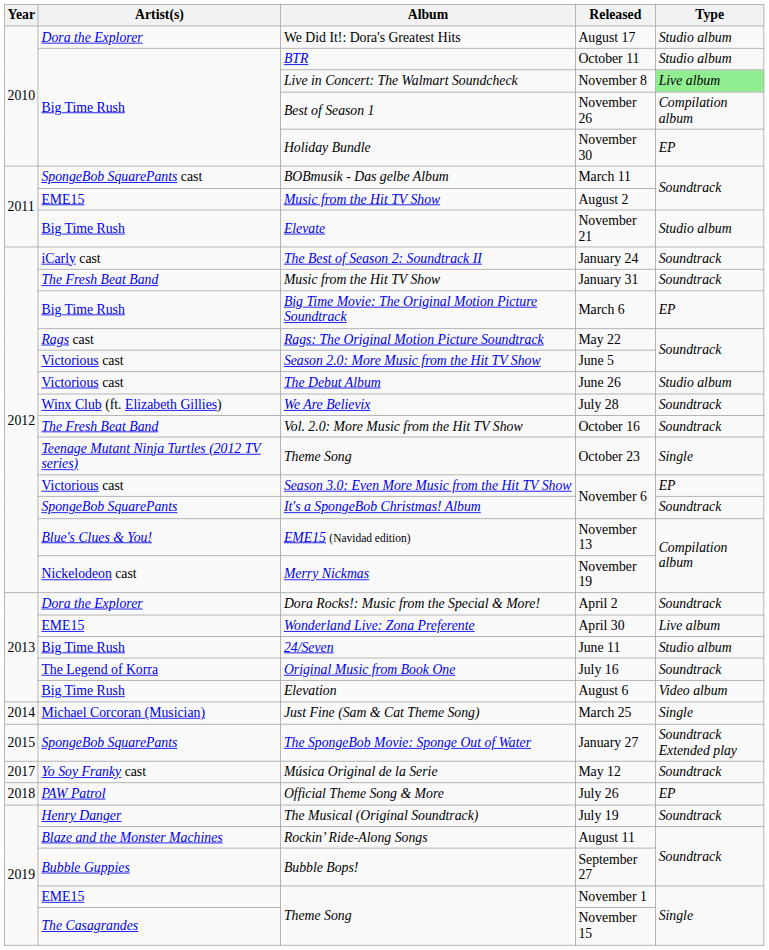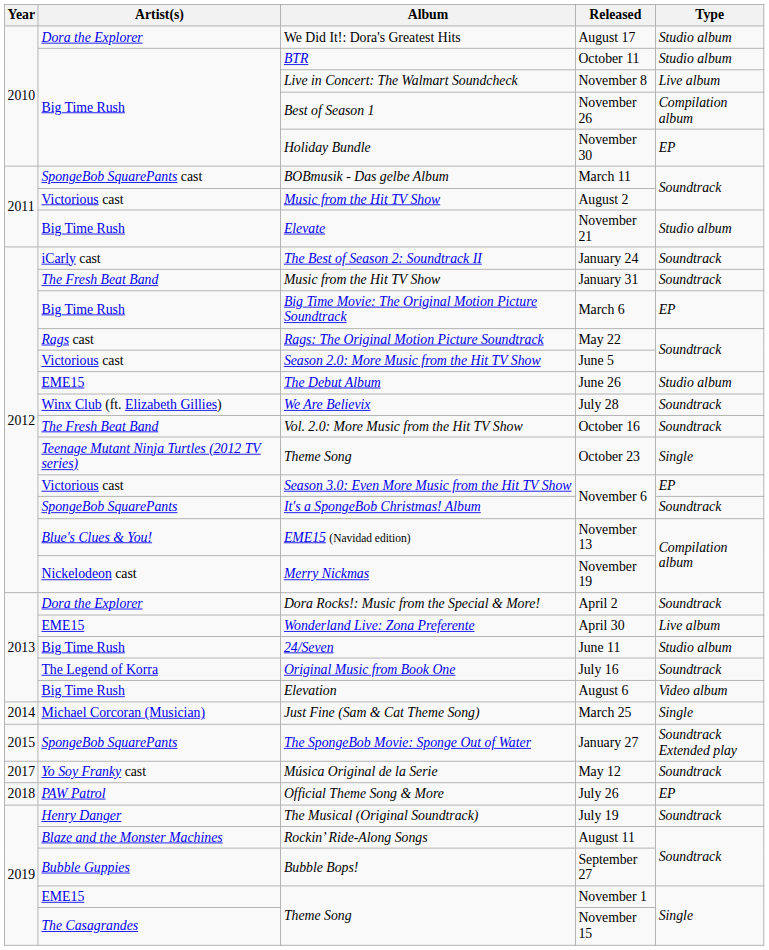(689, 80) lightgreen background -> (689, 80) no background
(63, 199) EME15 -> (83, 199) Victorious cast
(83, 382) Victorious cast -> (63, 382) EME15
